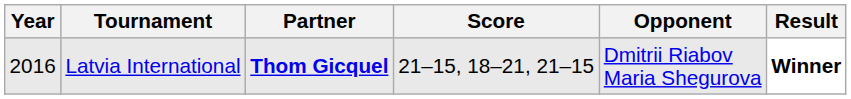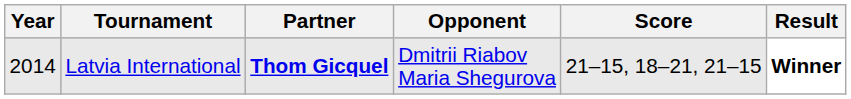columns swapped: (683, 21) <-> (496, 21)
(33, 66) 2016 -> (33, 66) 2014
